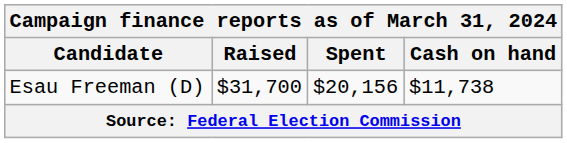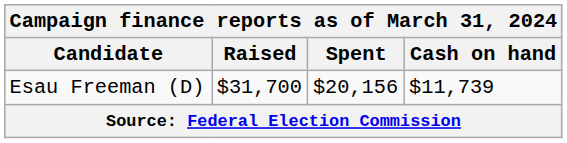(452, 87) $11,738 -> (452, 87) $11,739
